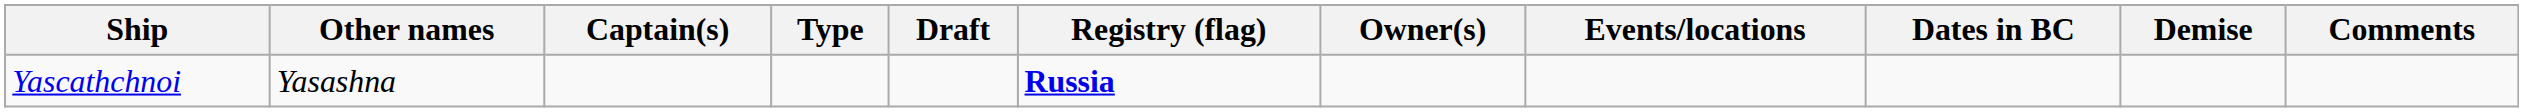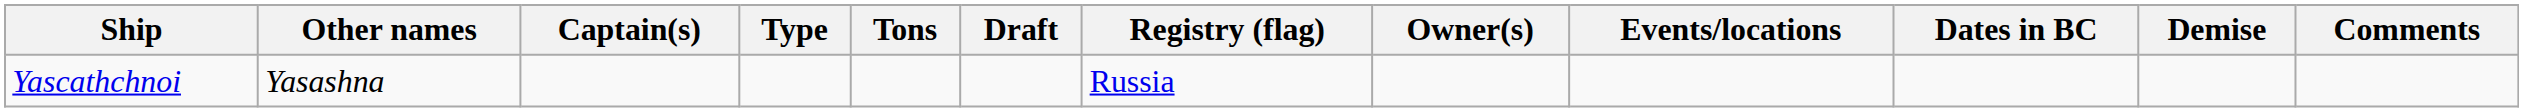+ column: (905, 29)
(1070, 80) bold -> (1132, 80) normal
